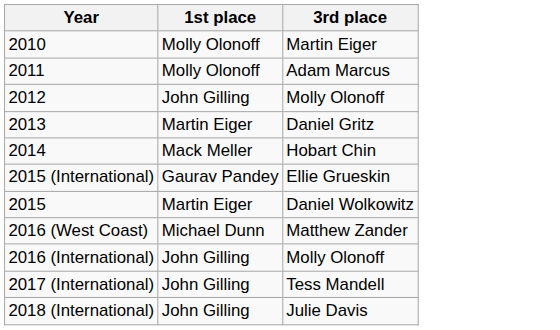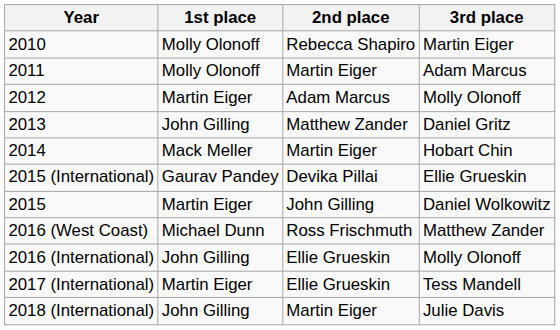+ column: (351, 17)
(206, 97) John Gilling -> (207, 97) Martin Eiger
(207, 124) Martin Eiger -> (206, 124) John Gilling
(206, 284) John Gilling -> (207, 284) Martin Eiger
